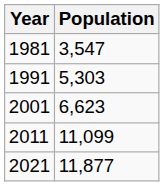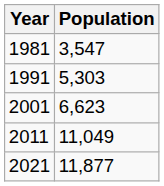(86, 136) 11,099 -> (86, 136) 11,049
